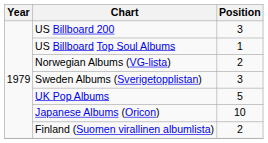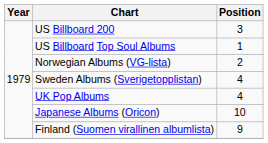(240, 79) 3 -> (240, 79) 4
(240, 96) 5 -> (240, 96) 4
(240, 130) 2 -> (240, 130) 9
